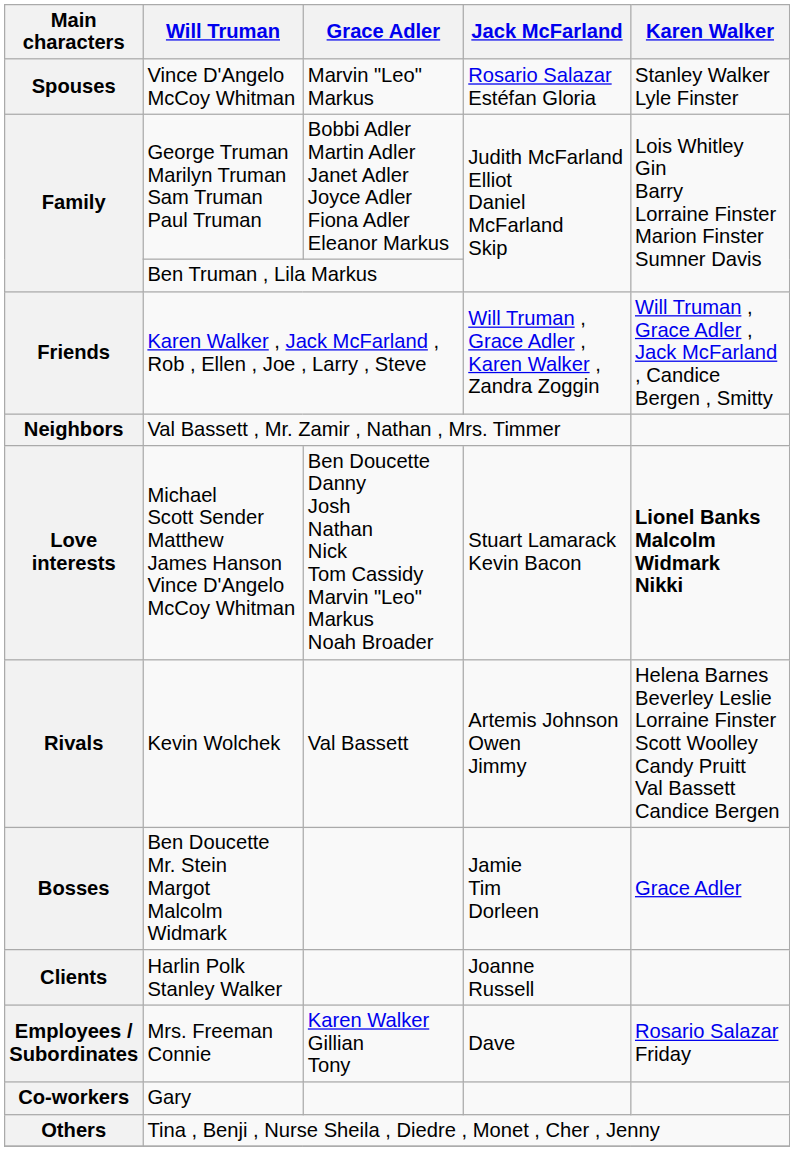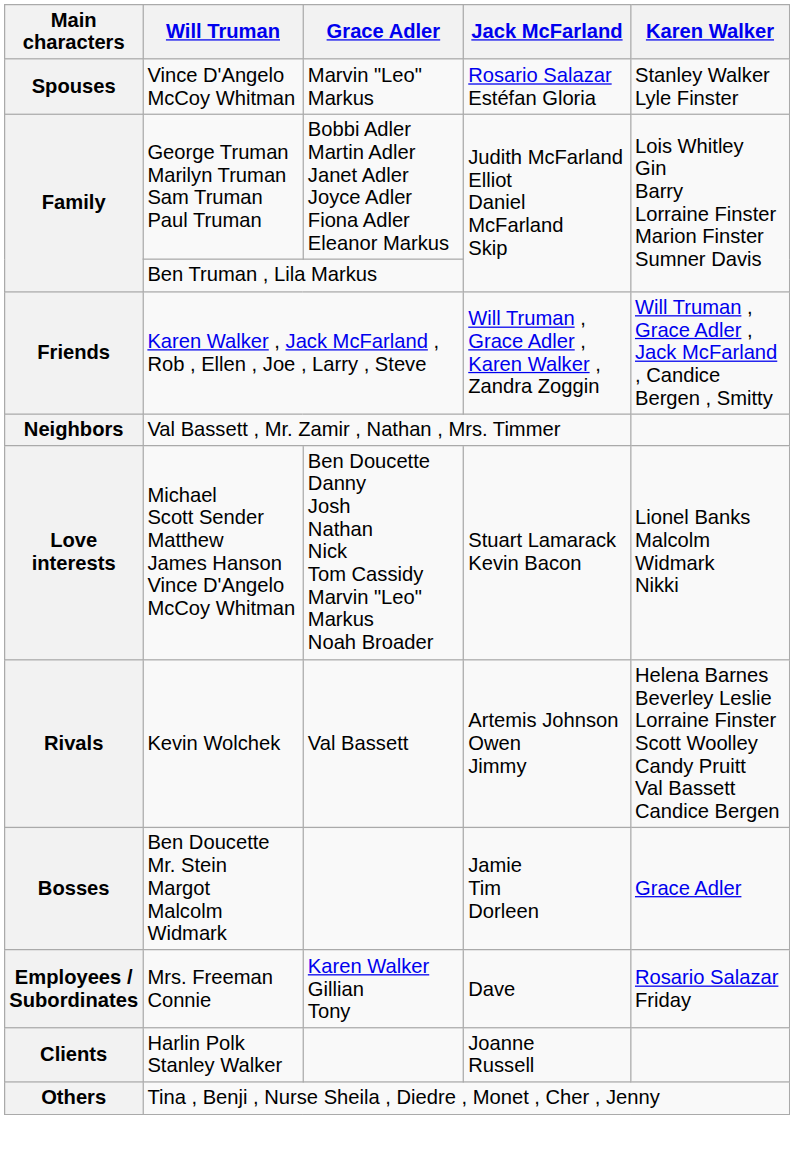(698, 552) bold -> (693, 552) normal
rows swapped: (74, 1043) <-> (74, 977)
- row: (74, 1097)
